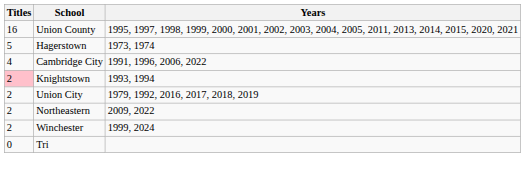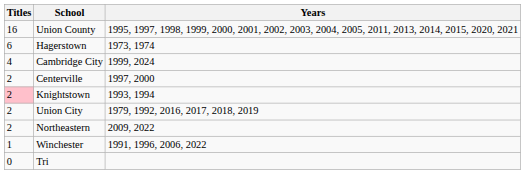(9, 45) 5 -> (9, 45) 6
(157, 62) 1991, 1996, 2006, 2022 -> (131, 62) 1999, 2024
+ row: (59, 78)
(9, 128) 2 -> (9, 144) 1
(131, 128) 1999, 2024 -> (157, 144) 1991, 1996, 2006, 2022
